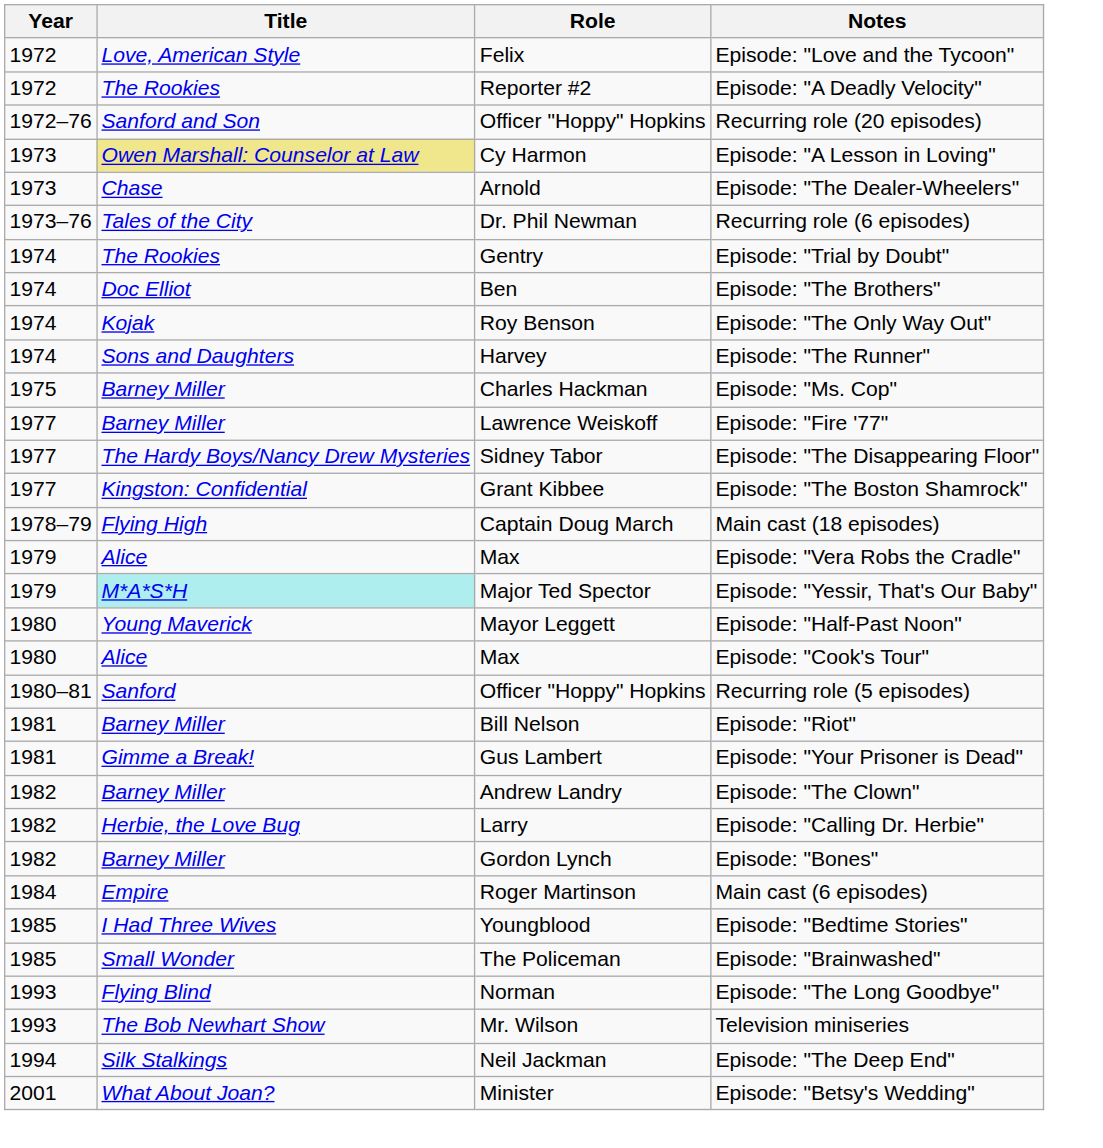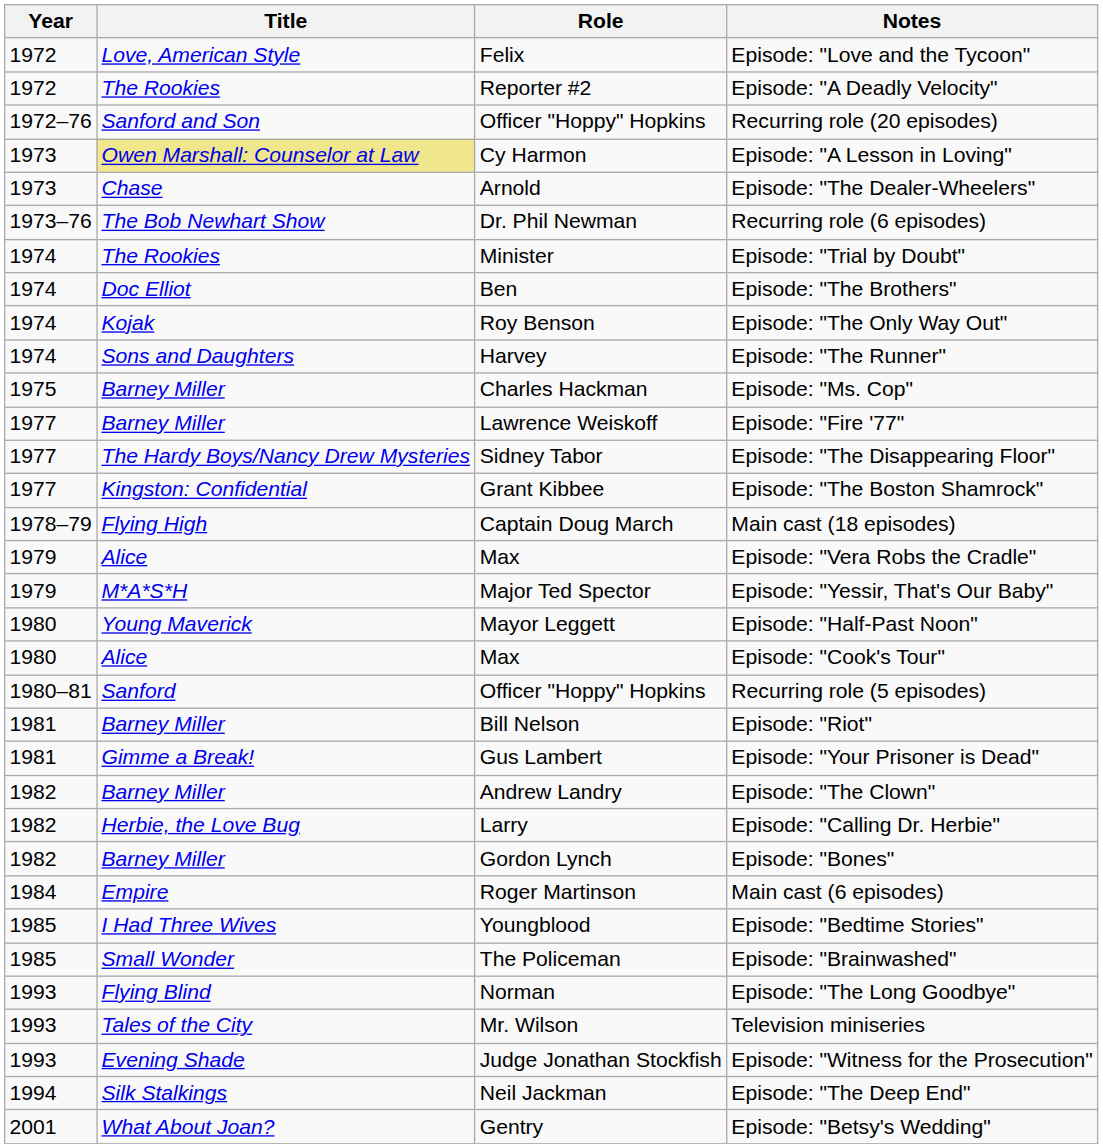(177, 222) Tales of the City -> (213, 222) The Bob Newhart Show
(511, 255) Gentry -> (517, 255) Minister
(144, 590) paleturquoise background -> (144, 590) no background
(213, 1026) The Bob Newhart Show -> (177, 1026) Tales of the City
+ row: (912, 1059)
(517, 1093) Minister -> (511, 1126) Gentry
